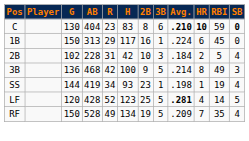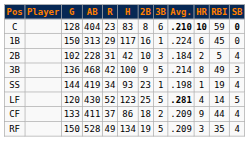(72, 26) 130 -> (72, 26) 128
(92, 99) 428 -> (92, 99) 430
+ row: (15, 114)
(202, 114) 7 -> (202, 129) 3
